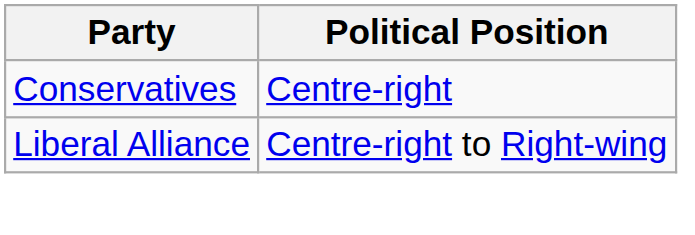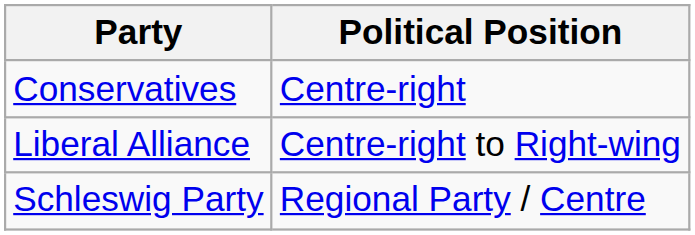+ row: (138, 199)
